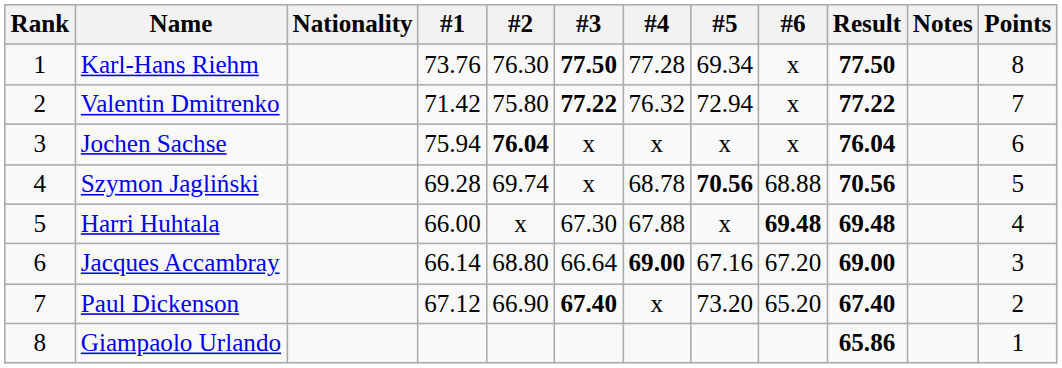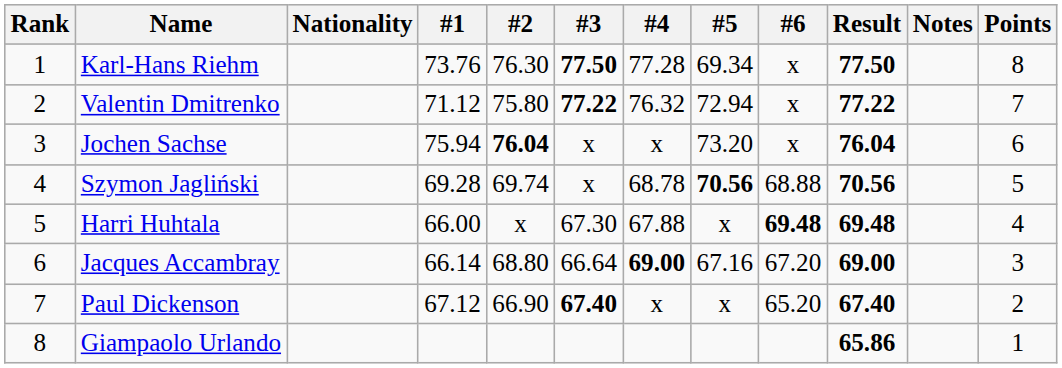(452, 104) 71.42 -> (452, 104) 71.12
(725, 143) x -> (725, 143) 73.20
(725, 303) 73.20 -> (725, 303) x
